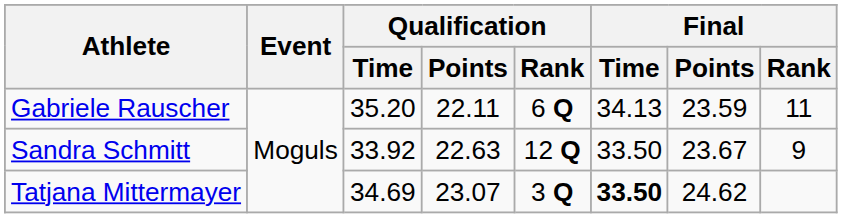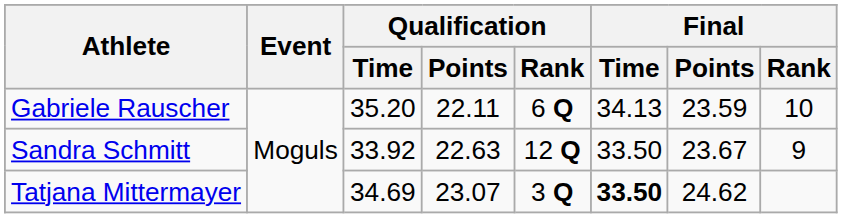(799, 109) 11 -> (799, 109) 10
